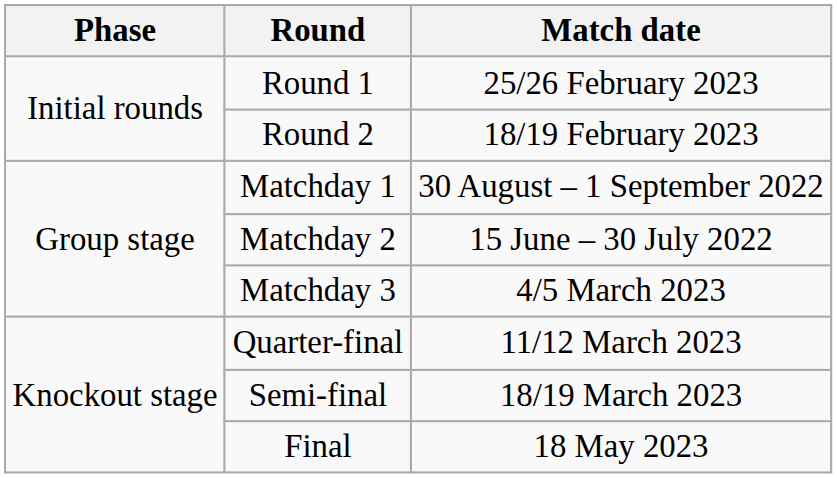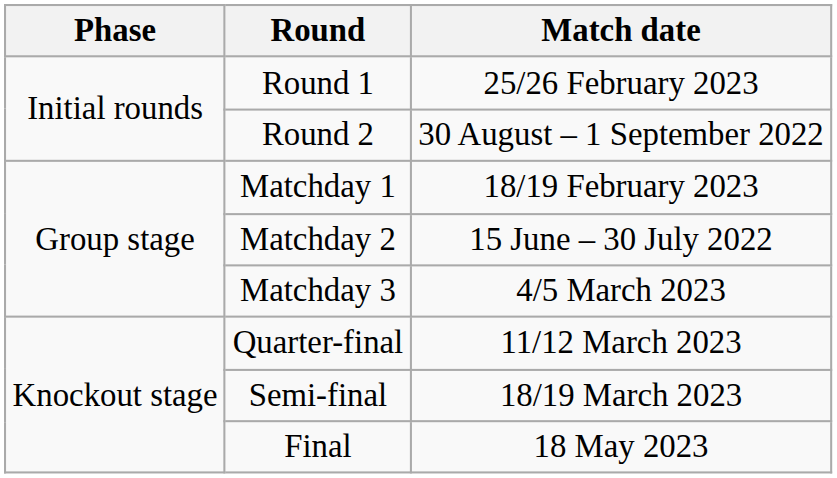(621, 134) 18/19 February 2023 -> (621, 134) 30 August – 1 September 2022
(621, 186) 30 August – 1 September 2022 -> (621, 186) 18/19 February 2023
